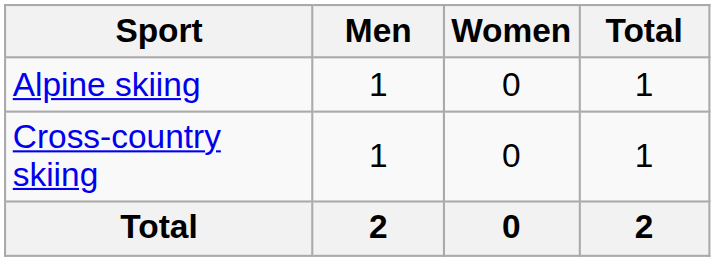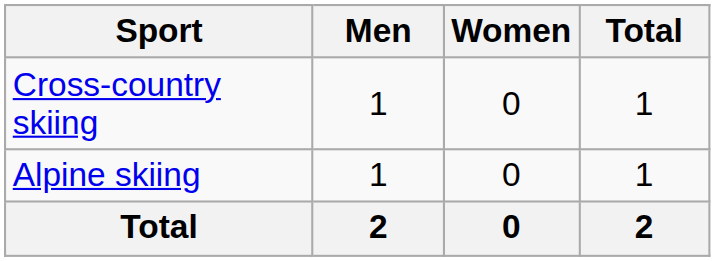rows swapped: (107, 84) <-> (117, 155)
